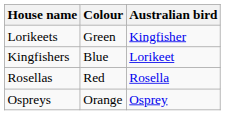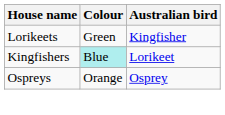(96, 57) no background -> (96, 57) paleturquoise background
- row: (30, 78)
